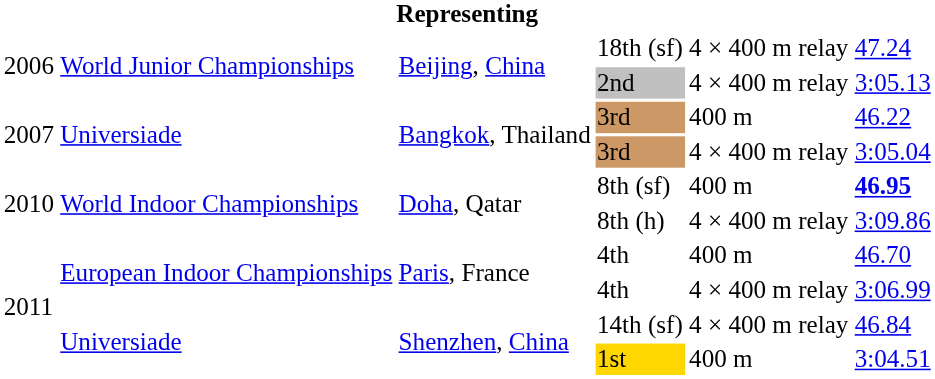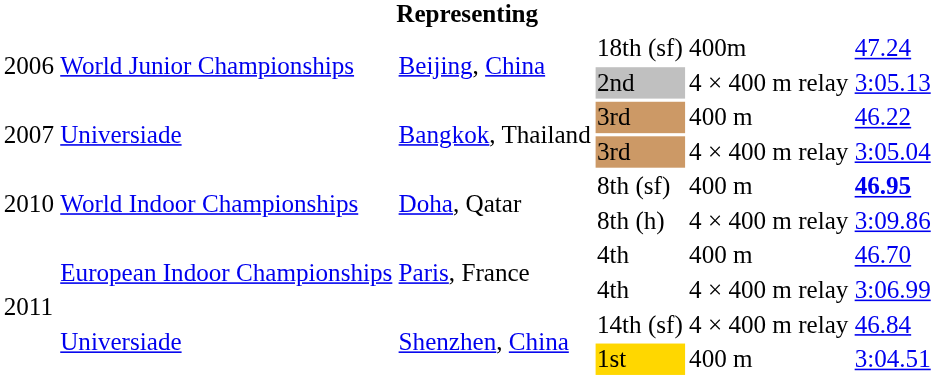(769, 48) 4 × 400 m relay -> (718, 48) 400m
